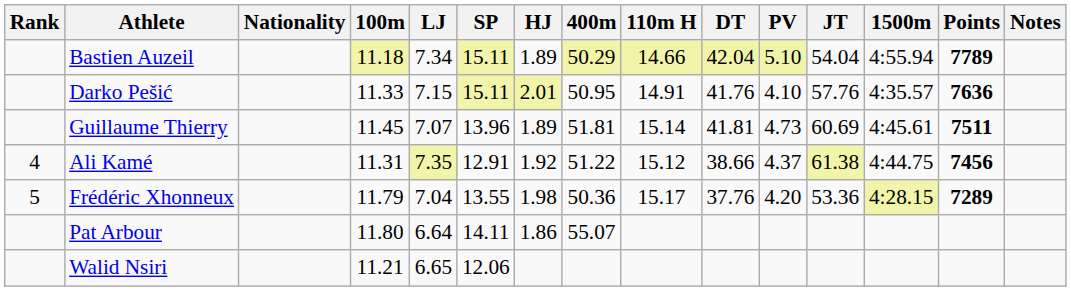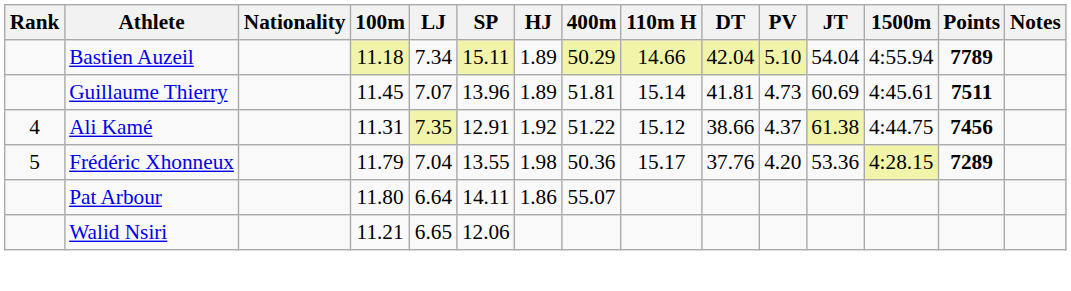- row: (121, 92)
